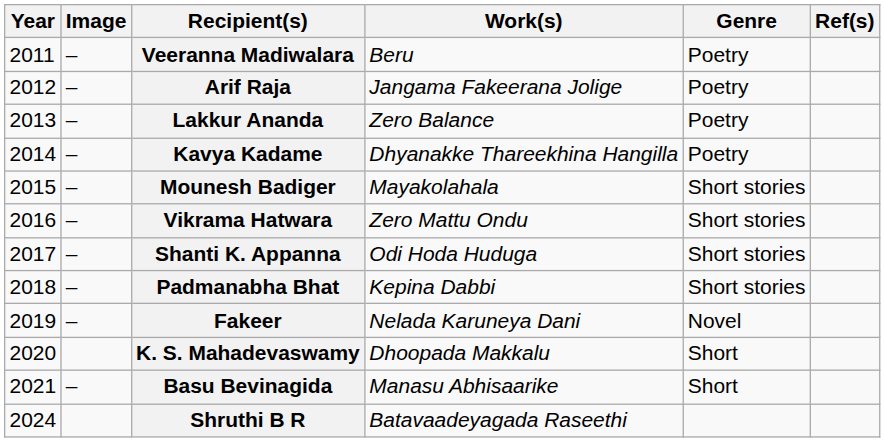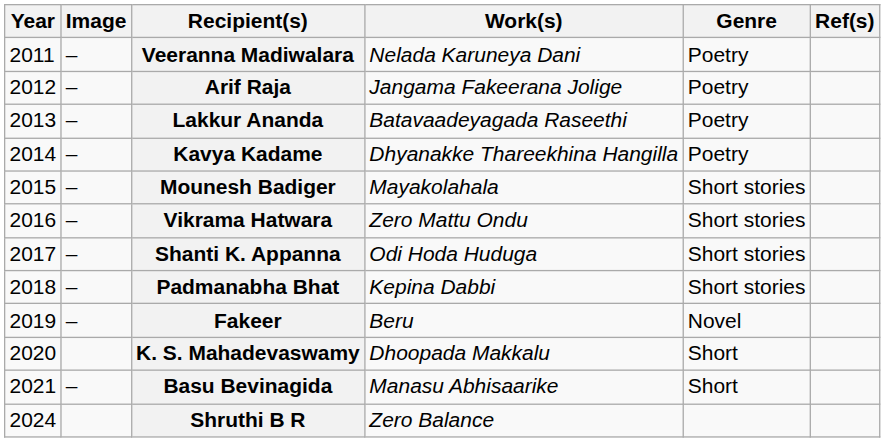(392, 54) Beru -> (475, 54) Nelada Karuneya Dani
(432, 120) Zero Balance -> (498, 120) Batavaadeyagada Raseethi
(475, 320) Nelada Karuneya Dani -> (392, 320) Beru
(498, 420) Batavaadeyagada Raseethi -> (432, 420) Zero Balance
